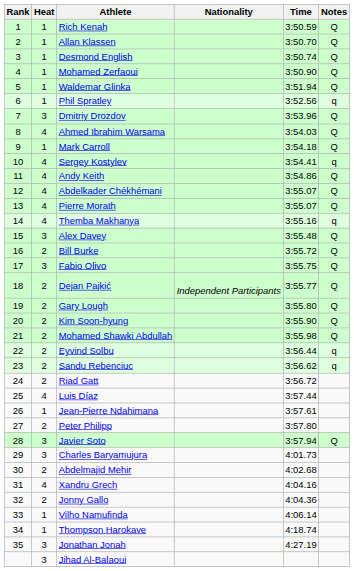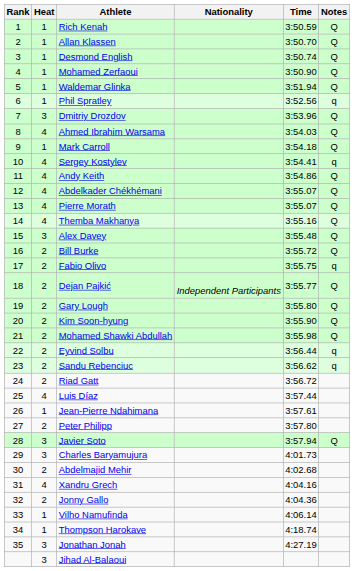(334, 221) q -> (334, 221) Q
(44, 266) 3 -> (44, 266) 2
(334, 266) Q -> (334, 266) q
